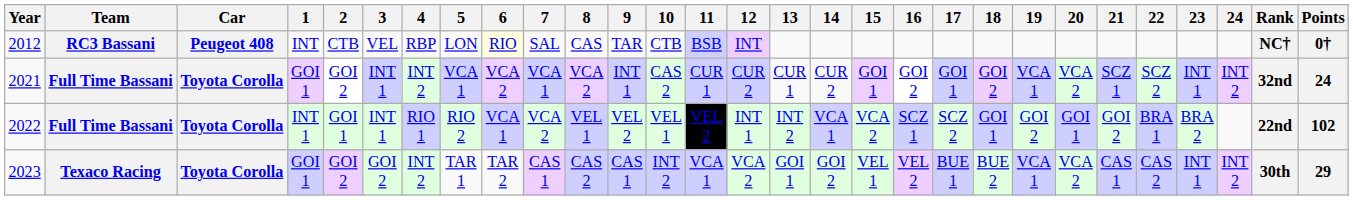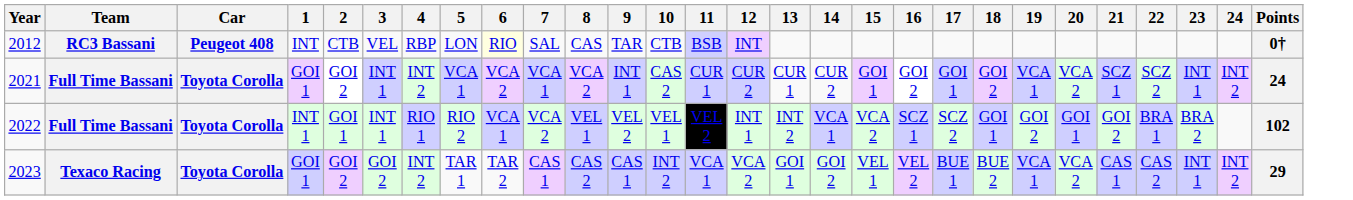- column: (1275, 17)
